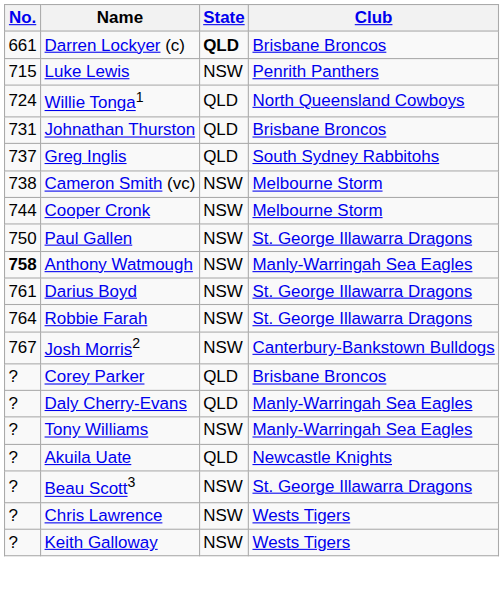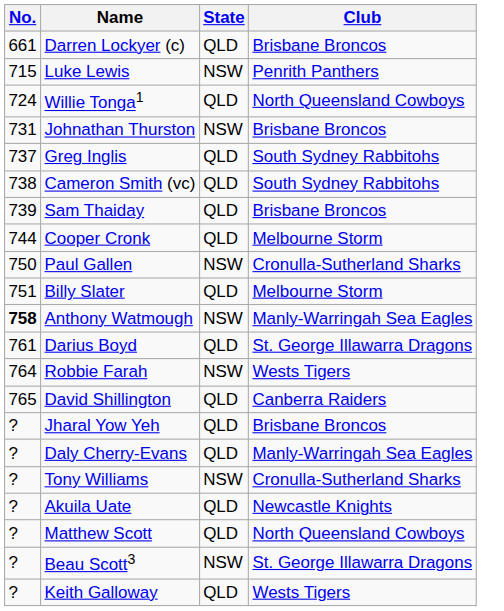(221, 44) bold -> (221, 44) normal
(221, 130) QLD -> (223, 130) NSW
(223, 183) NSW -> (221, 183) QLD
(318, 183) Melbourne Storm -> (346, 183) South Sydney Rabbitohs
+ row: (94, 210)
(223, 210) NSW -> (221, 237) QLD
(362, 237) St. George Illawarra Dragons -> (357, 264) Cronulla-Sutherland Sharks
+ row: (85, 291)
(223, 291) NSW -> (221, 345) QLD
(362, 318) St. George Illawarra Dragons -> (301, 372) Wests Tigers
+ row: (108, 399)
- row: (92, 347)
+ row: (102, 425)
- row: (95, 376)
(362, 430) Manly-Warringah Sea Eagles -> (357, 479) Cronulla-Sutherland Sharks
+ row: (98, 533)
- row: (103, 515)
(223, 542) NSW -> (221, 591) QLD
